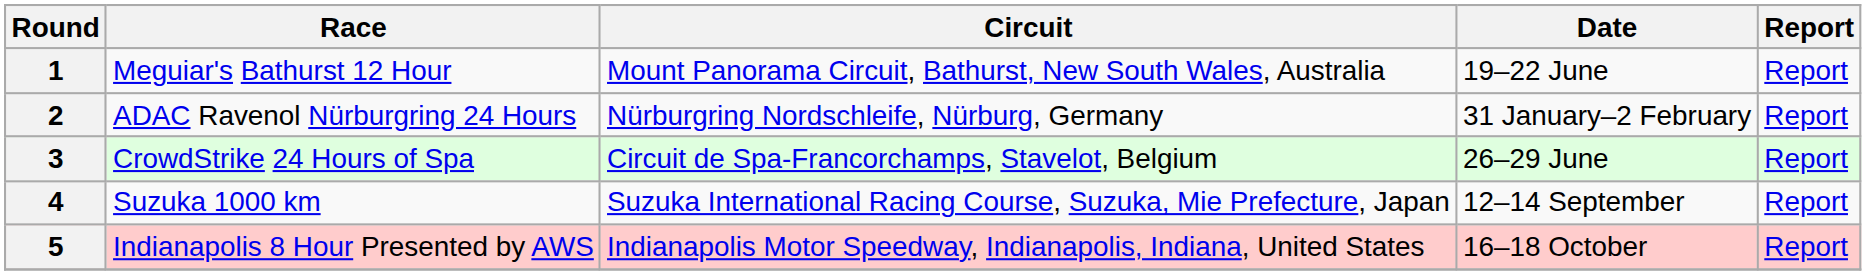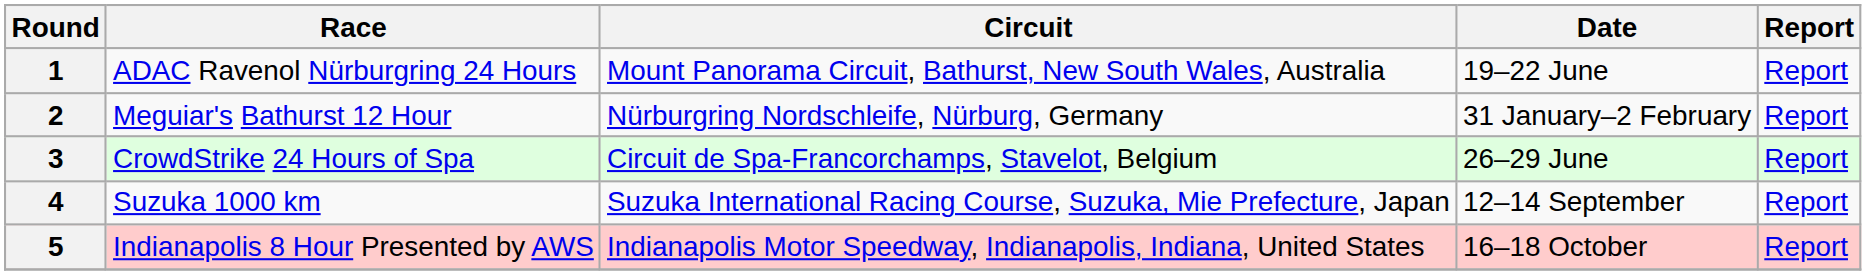(282, 71) Meguiar's Bathurst 12 Hour -> (345, 71) ADAC Ravenol Nürburgring 24 Hours
(345, 114) ADAC Ravenol Nürburgring 24 Hours -> (282, 114) Meguiar's Bathurst 12 Hour
